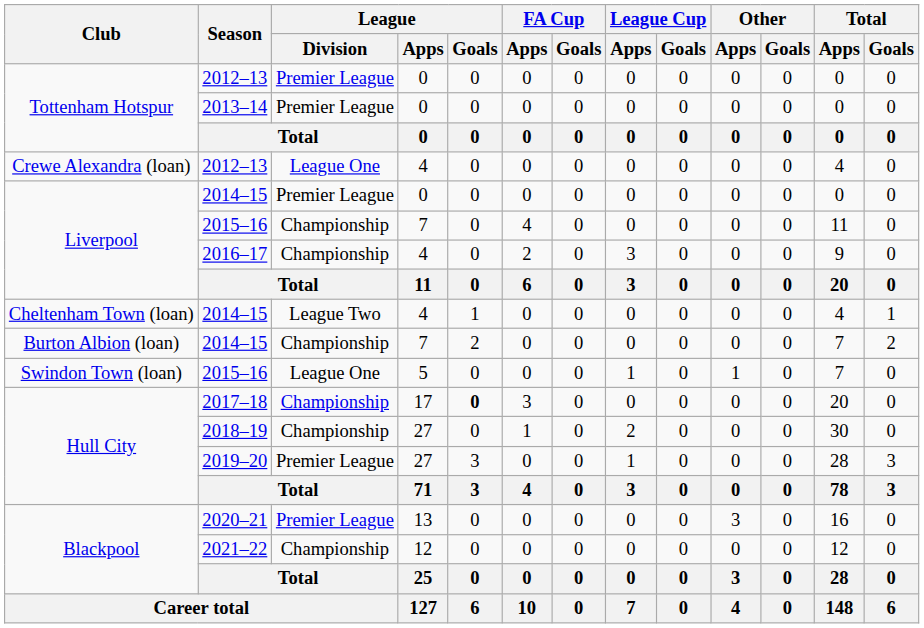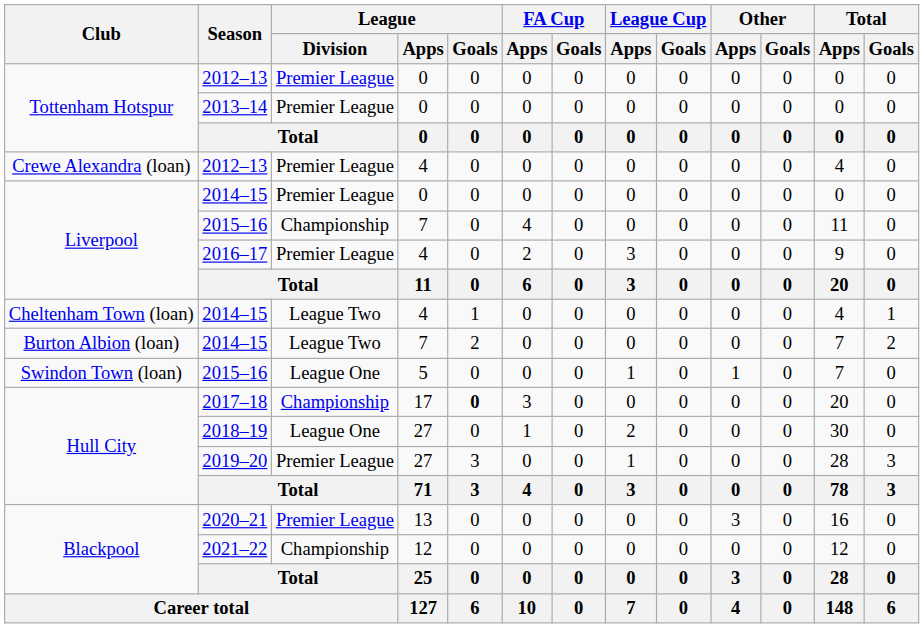(335, 166) League One -> (335, 166) Premier League
(335, 254) Championship -> (335, 254) Premier League
(335, 343) Championship -> (335, 343) League Two
(335, 431) Championship -> (335, 431) League One
